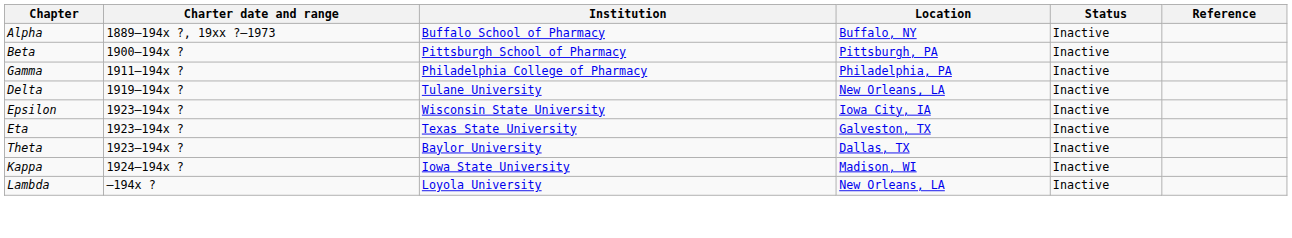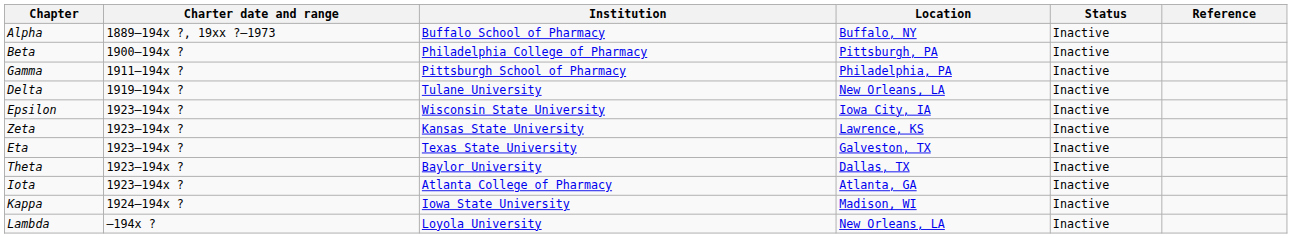(524, 52) Pittsburgh School of Pharmacy -> (535, 52) Philadelphia College of Pharmacy
(535, 71) Philadelphia College of Pharmacy -> (524, 71) Pittsburgh School of Pharmacy
+ row: (21, 128)
+ row: (21, 186)
